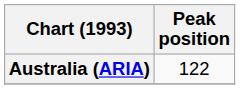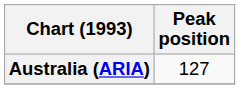(194, 68) 122 -> (194, 68) 127
